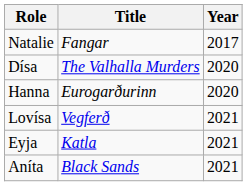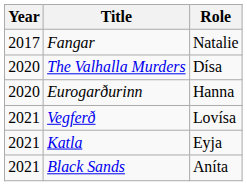columns swapped: (223, 17) <-> (31, 17)
